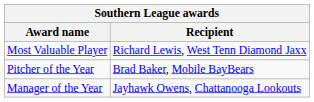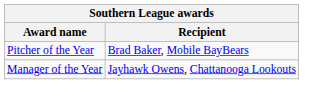- row: (57, 50)
